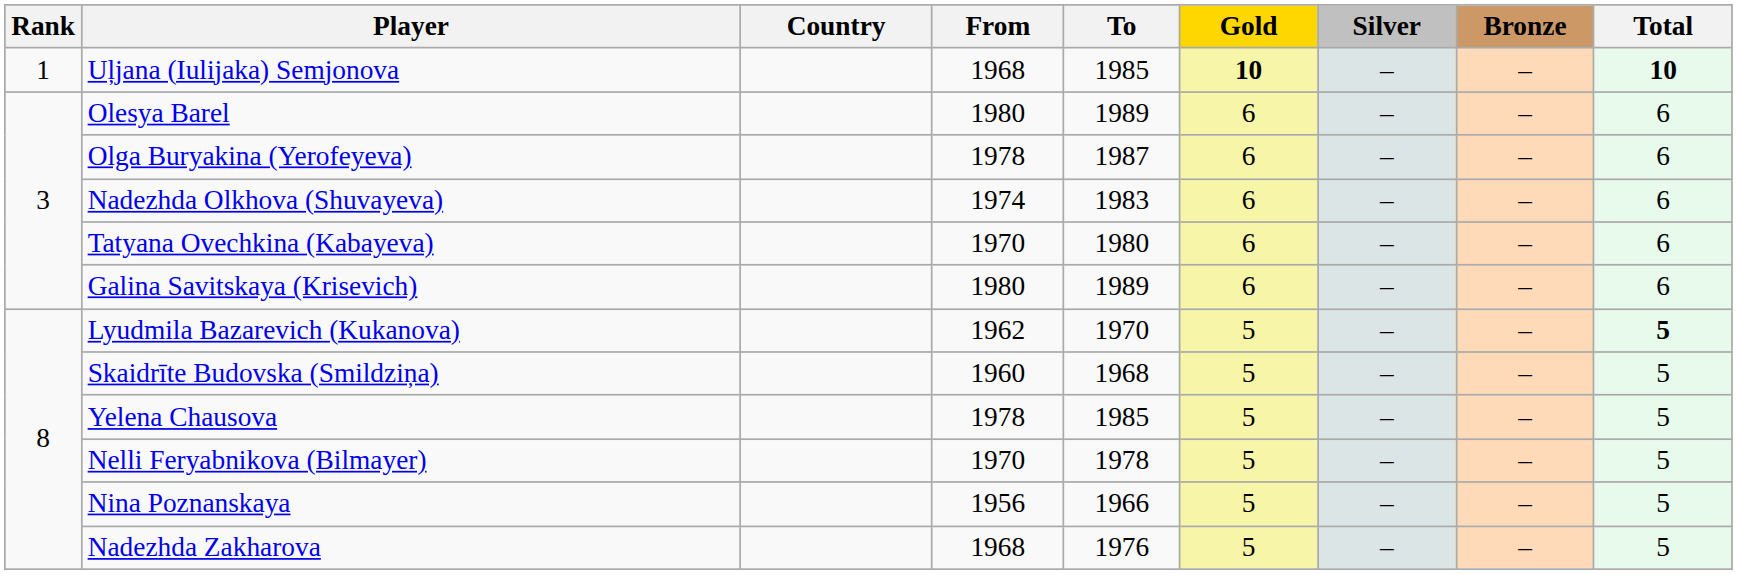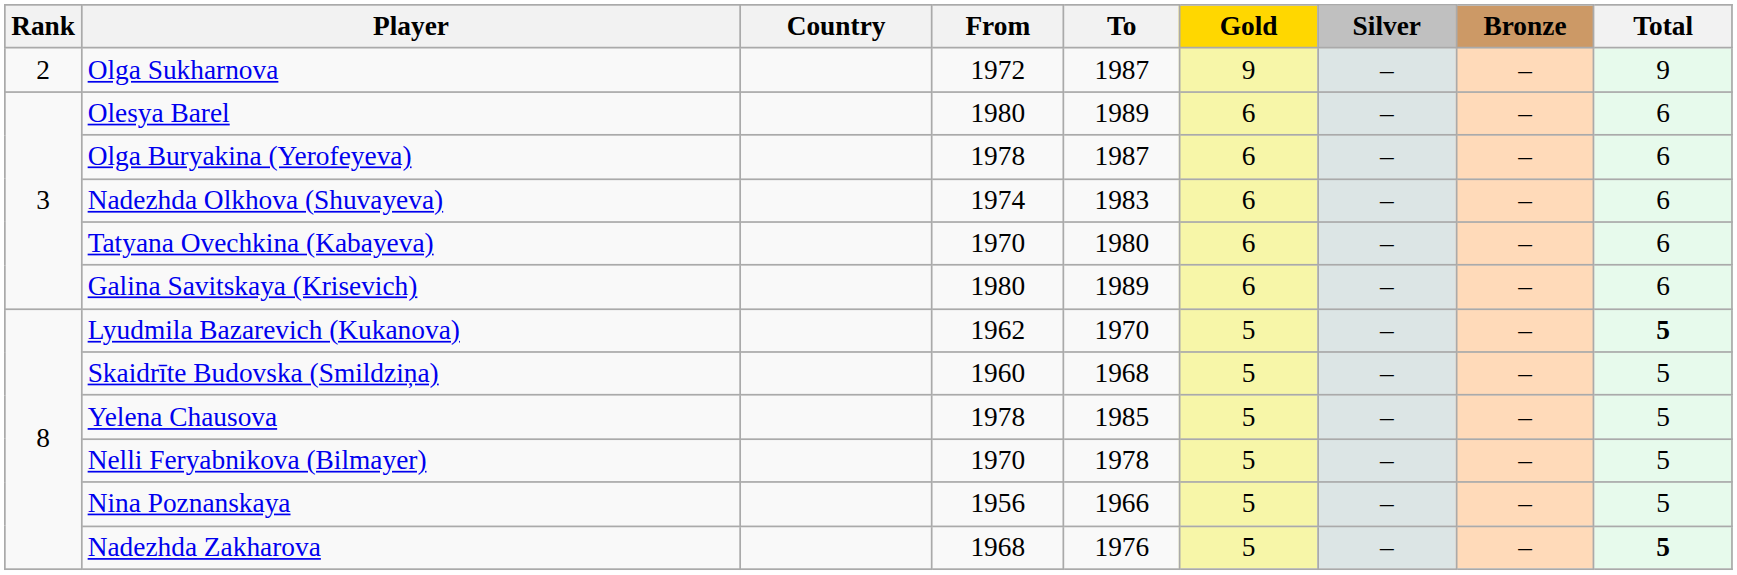- row: (243, 69)
+ row: (183, 69)
(1663, 546) normal -> (1663, 546) bold
